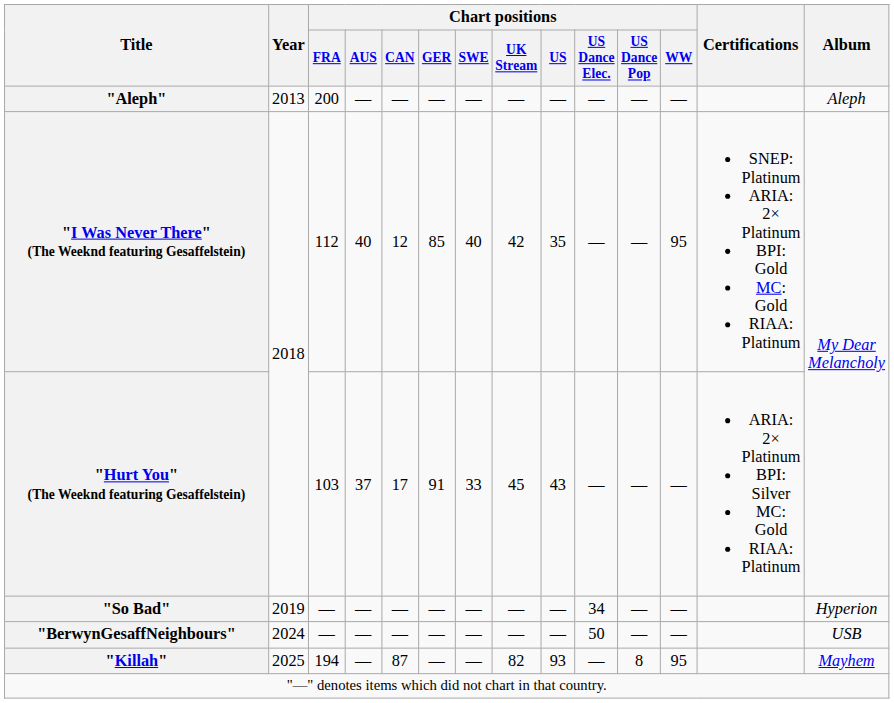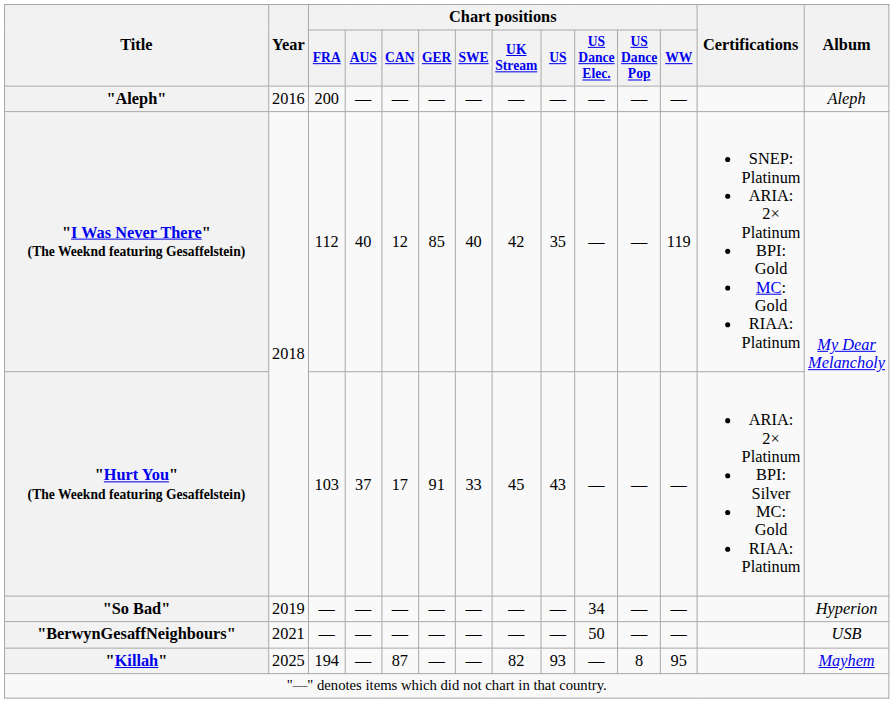(288, 98) 2013 -> (288, 98) 2016
(679, 241) 95 -> (679, 241) 119
(288, 634) 2024 -> (288, 634) 2021
